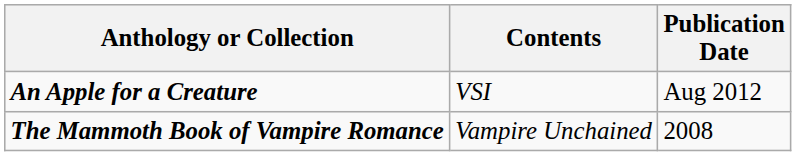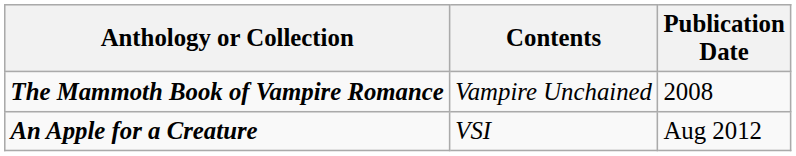rows swapped: (227, 130) <-> (134, 91)
